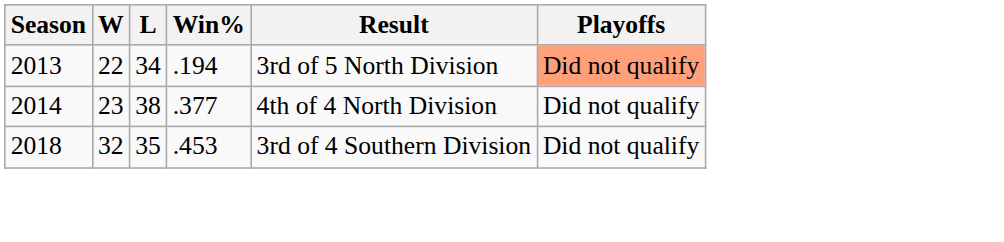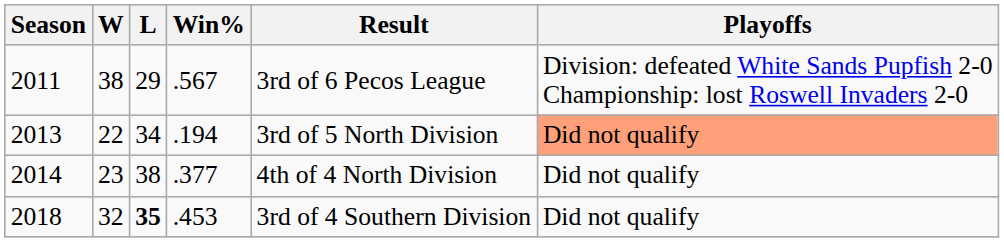+ row: (36, 79)
(148, 146) normal -> (148, 216) bold
